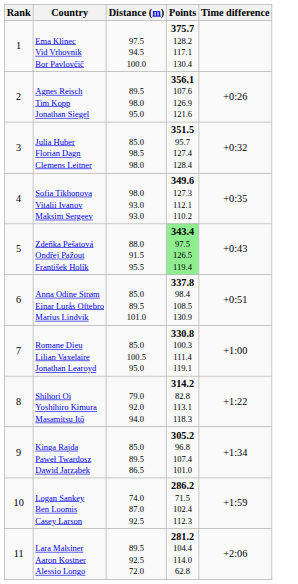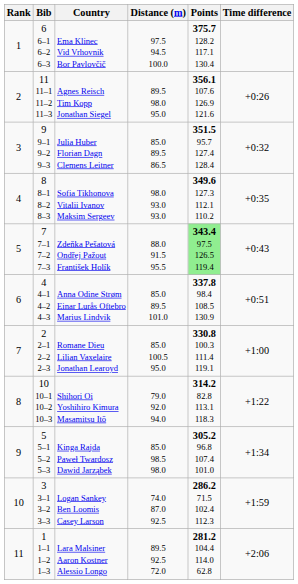+ column: (44, 12)
(136, 154) 85.0 98.5 98.0 -> (158, 154) 85.0 89.5 86.5
(136, 458) 85.0 89.5 86.5 -> (158, 458) 85.0 98.5 98.0
